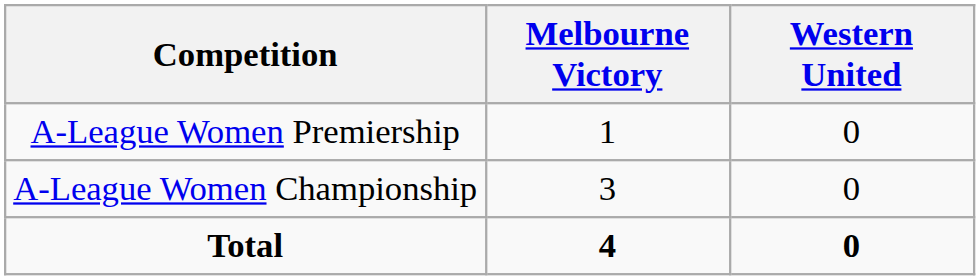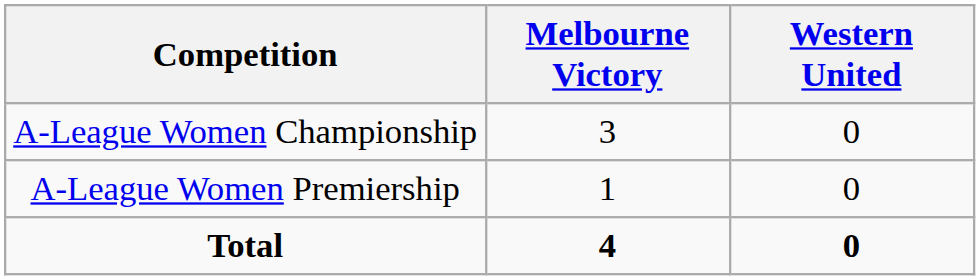rows swapped: (245, 131) <-> (245, 188)
